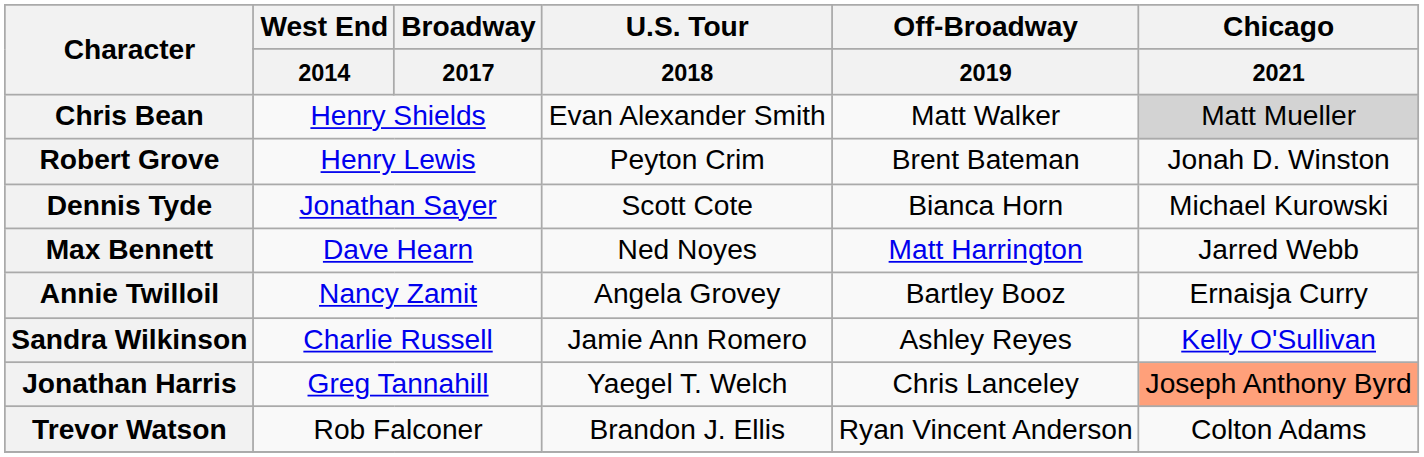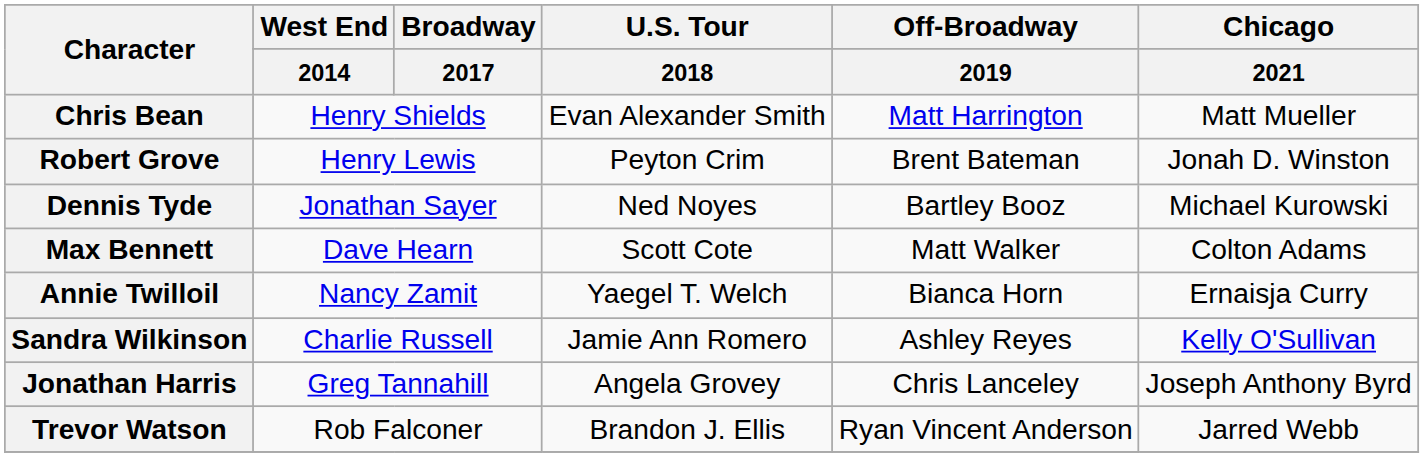(986, 116) Matt Walker -> (986, 116) Matt Harrington
(1279, 116) lightgrey background -> (1279, 116) no background
(687, 205) Scott Cote -> (687, 205) Ned Noyes
(986, 205) Bianca Horn -> (986, 205) Bartley Booz
(687, 250) Ned Noyes -> (687, 250) Scott Cote
(986, 250) Matt Harrington -> (986, 250) Matt Walker
(1279, 250) Jarred Webb -> (1279, 250) Colton Adams
(687, 294) Angela Grovey -> (687, 294) Yaegel T. Welch
(986, 294) Bartley Booz -> (986, 294) Bianca Horn
(687, 384) Yaegel T. Welch -> (687, 384) Angela Grovey
(1279, 384) lightsalmon background -> (1279, 384) no background
(1279, 428) Colton Adams -> (1279, 428) Jarred Webb
